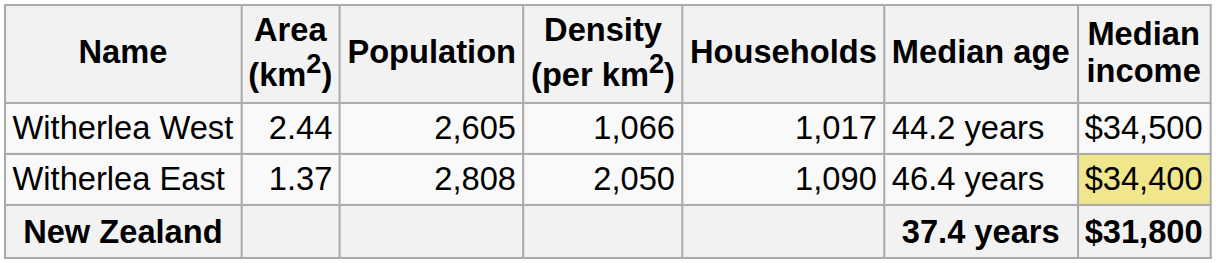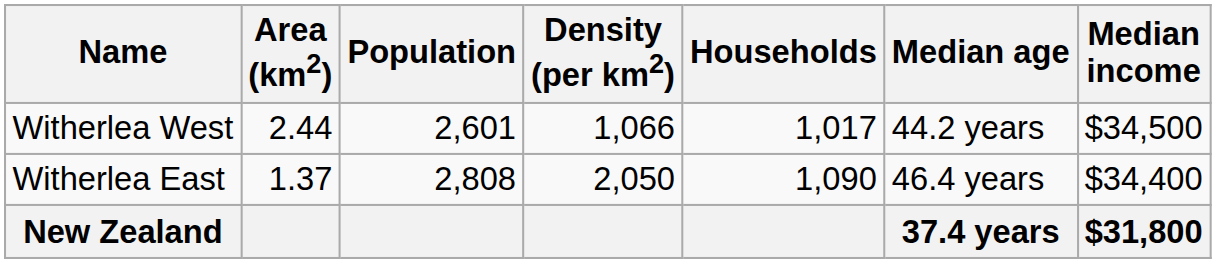(475, 127) 2,605 -> (475, 127) 2,601
(1144, 179) khaki background -> (1144, 179) no background
